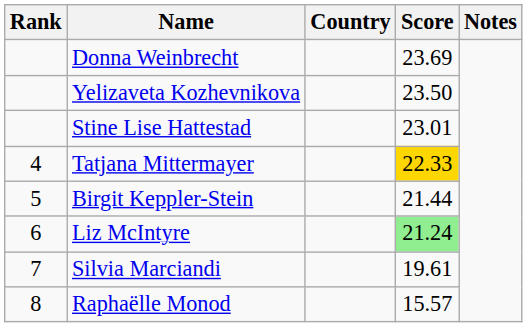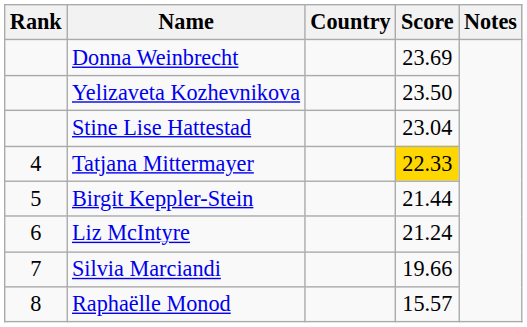(427, 127) 23.01 -> (427, 127) 23.04
(427, 233) lightgreen background -> (427, 233) no background
(427, 269) 19.61 -> (427, 269) 19.66
